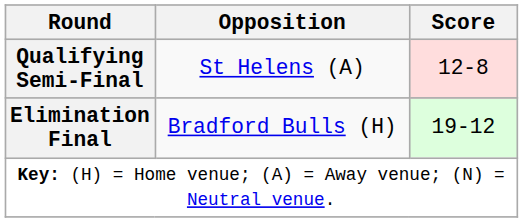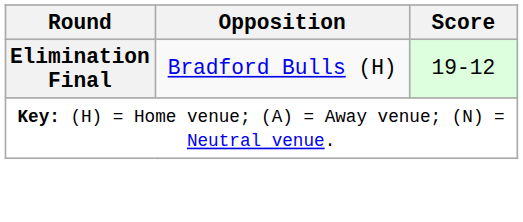- row: (80, 69)
